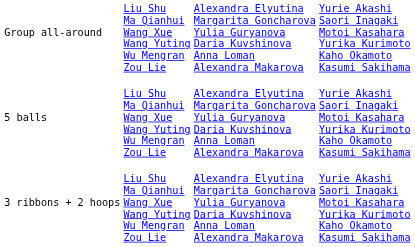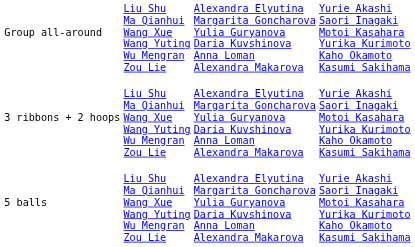rows swapped: (26, 117) <-> (62, 202)
